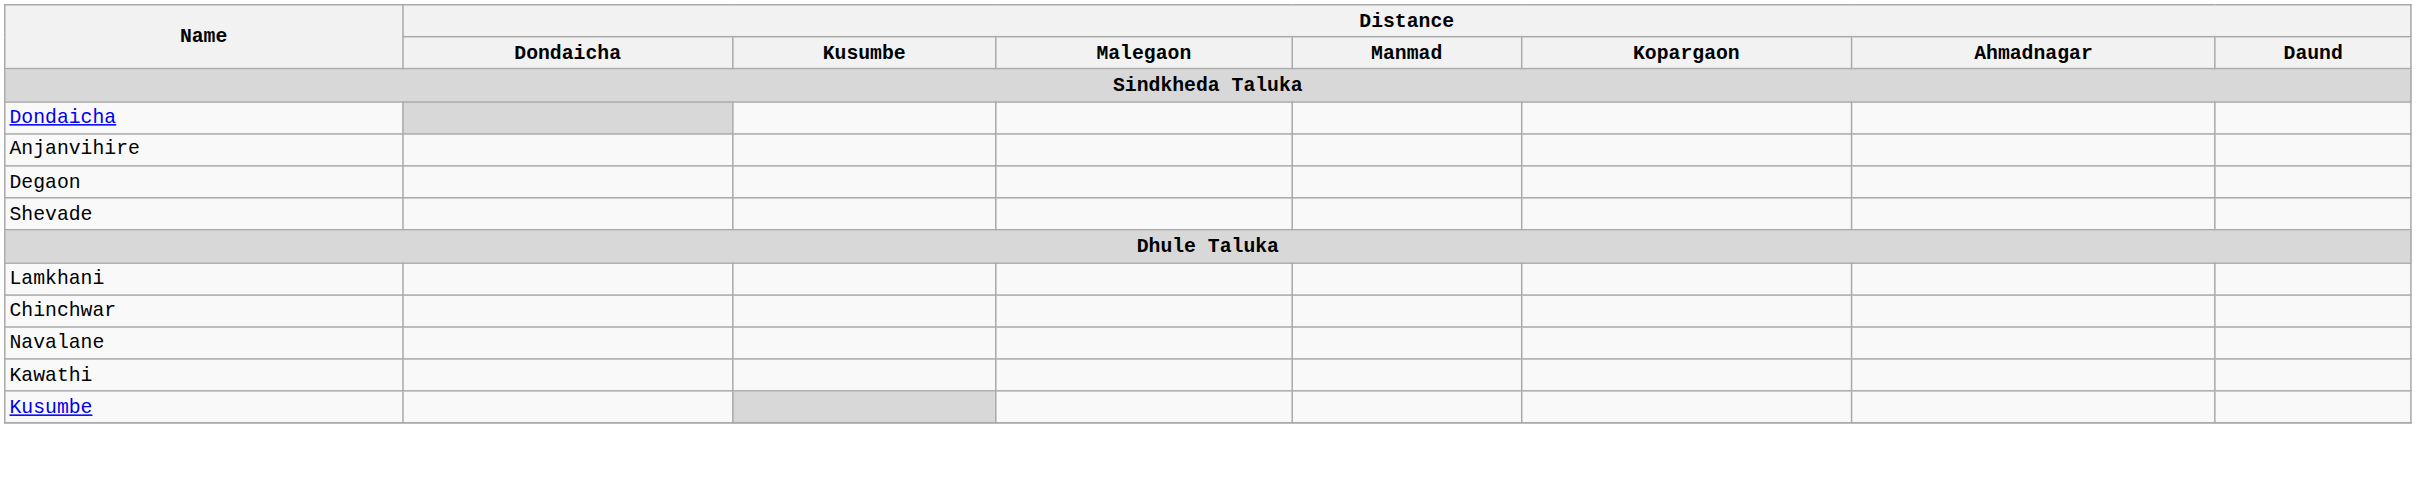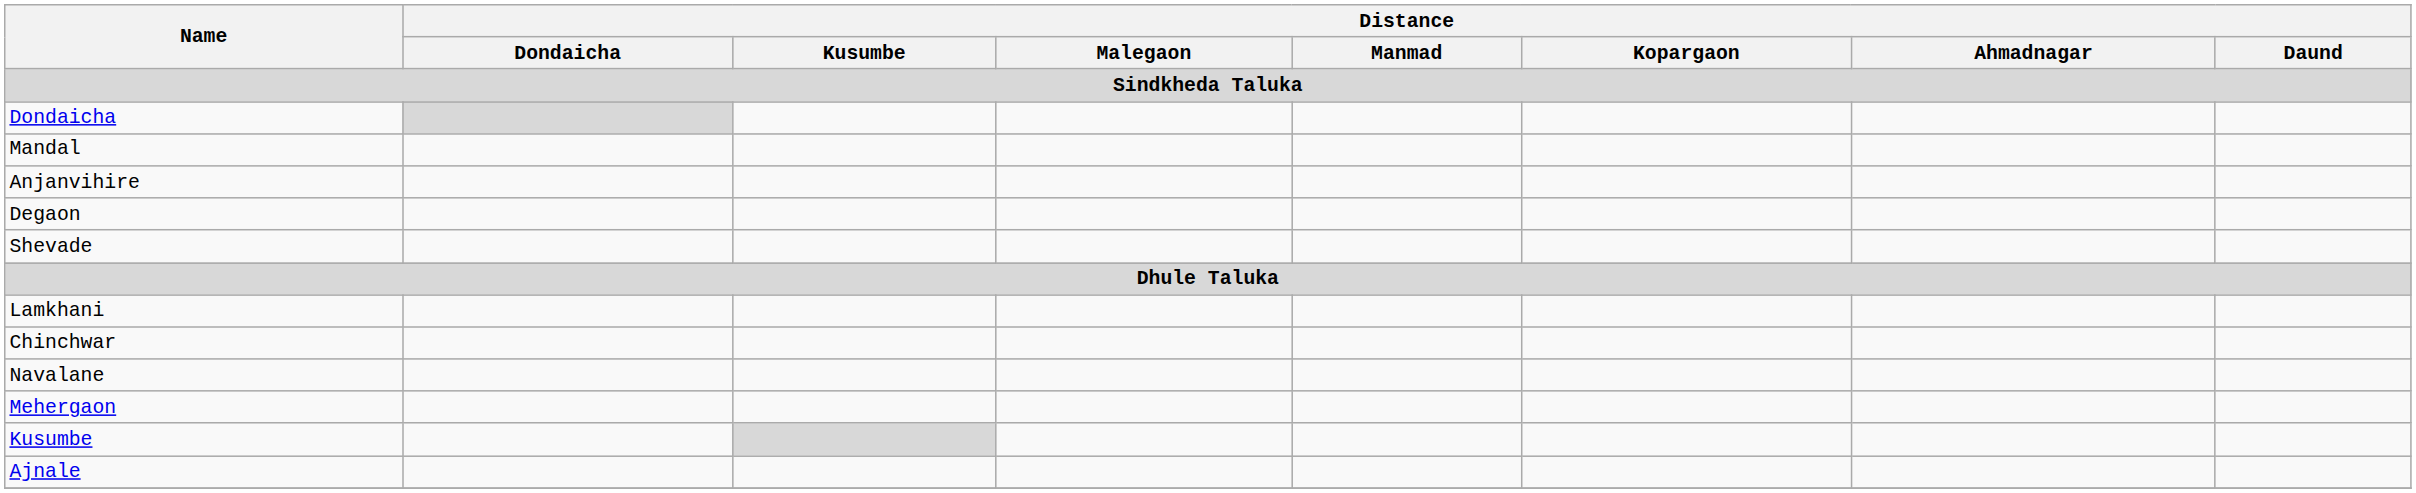+ row: (45, 150)
+ row: (63, 407)
- row: (51, 375)
+ row: (45, 472)
